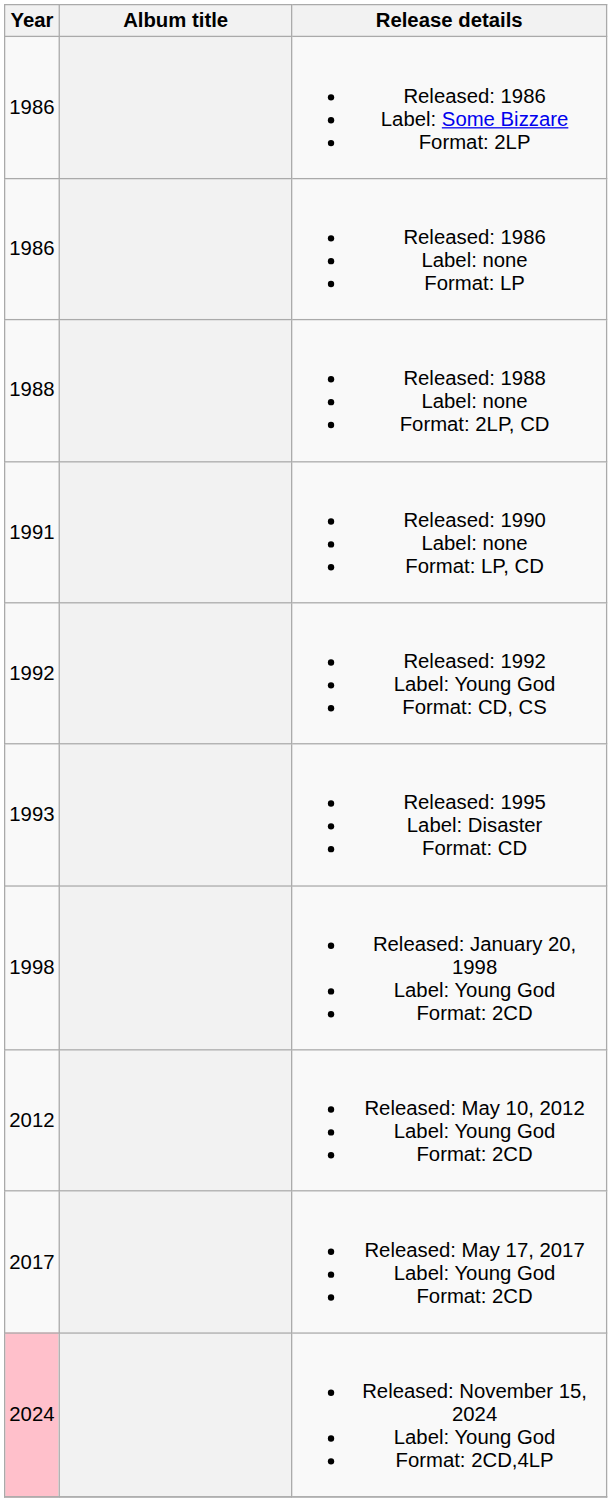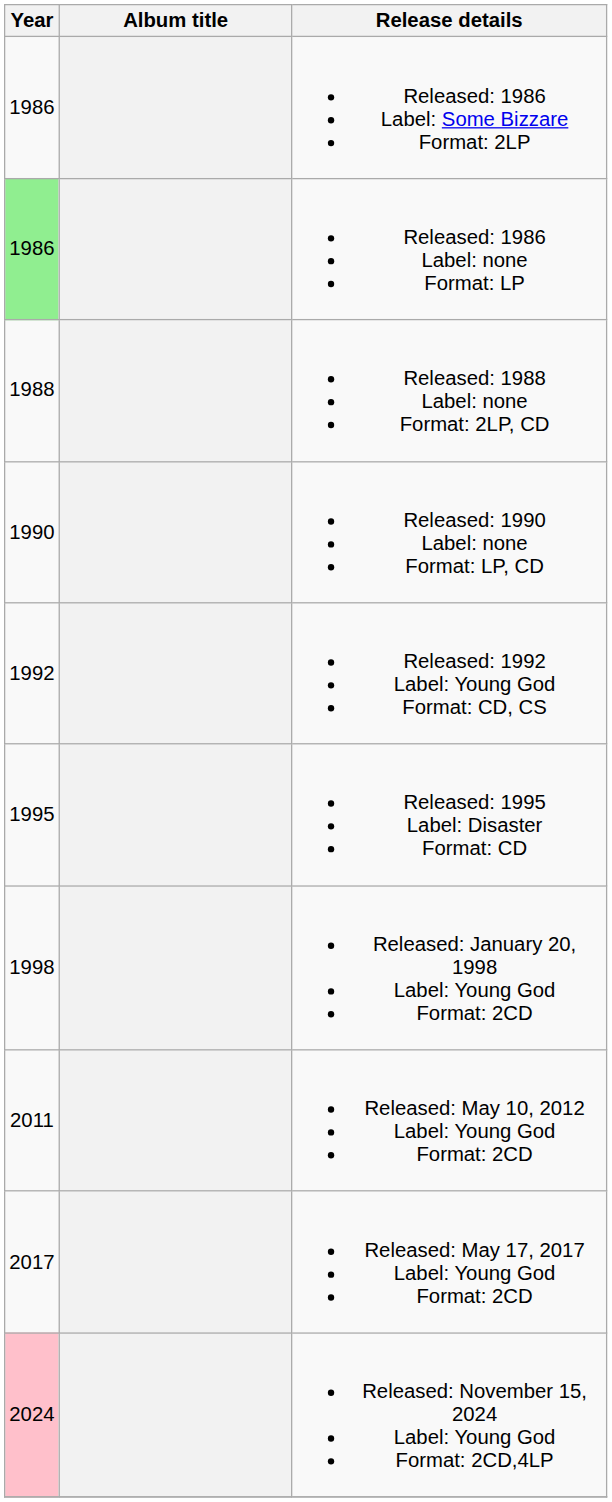(32, 248) no background -> (32, 248) lightgreen background
(32, 531) 1991 -> (32, 531) 1990
(32, 814) 1993 -> (32, 814) 1995
(32, 1120) 2012 -> (32, 1120) 2011
